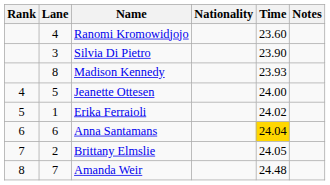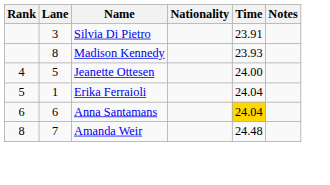- row: (131, 33)
(273, 53) 23.90 -> (249, 33) 23.91
(273, 111) 24.02 -> (249, 92) 24.04
- row: (115, 151)
